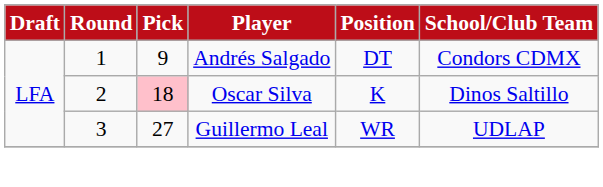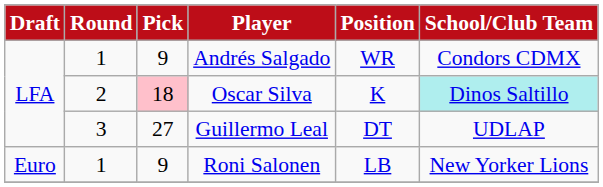(378, 58) DT -> (378, 58) WR
(509, 93) no background -> (509, 93) paleturquoise background
(378, 129) WR -> (378, 129) DT
+ row: (262, 164)
